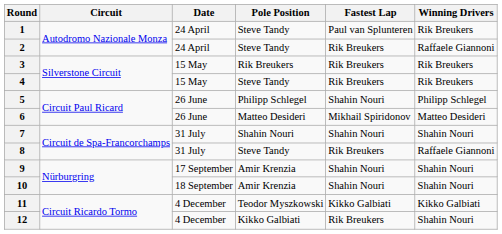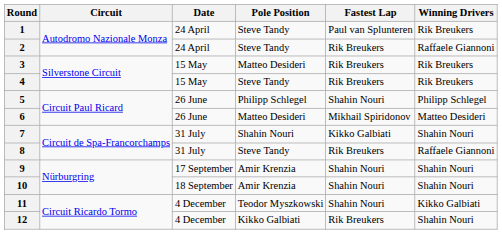(266, 64) Rik Breukers -> (272, 64) Matteo Desideri
(356, 133) Shahin Nouri -> (360, 133) Kikko Galbiati
(360, 202) Kikko Galbiati -> (356, 202) Shahin Nouri
